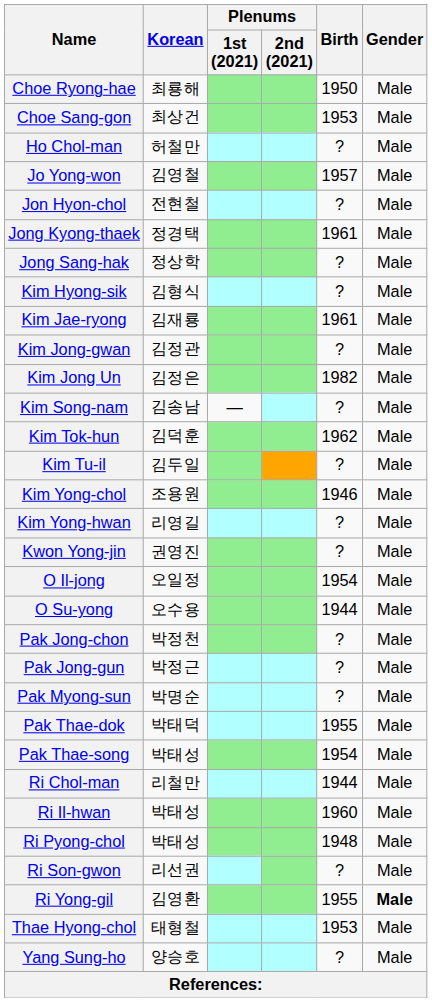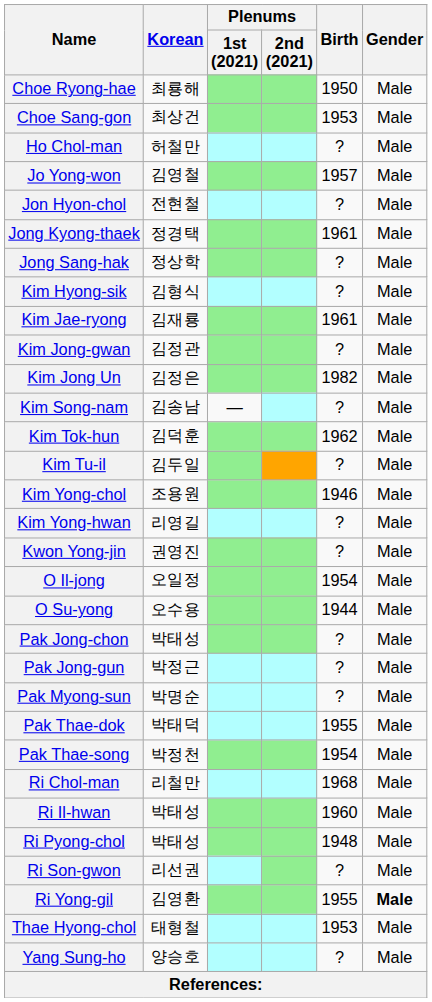(175, 638) 박정천 -> (175, 638) 박태성
(175, 754) 박태성 -> (175, 754) 박정천
(340, 783) 1944 -> (340, 783) 1968
